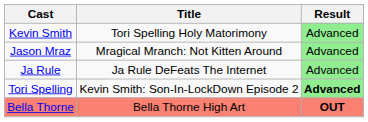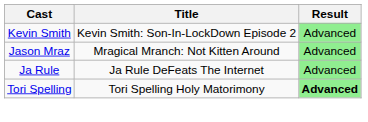(189, 33) Tori Spelling Holy Matorimony -> (187, 33) Kevin Smith: Son-In-LockDown Episode 2
(189, 89) Kevin Smith: Son-In-LockDown Episode 2 -> (187, 89) Tori Spelling Holy Matorimony
- row: (41, 107)
